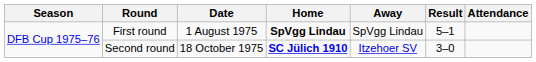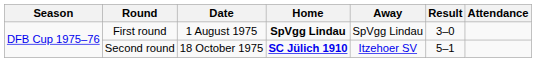(445, 31) 5–1 -> (445, 31) 3–0
(445, 48) 3–0 -> (445, 48) 5–1
